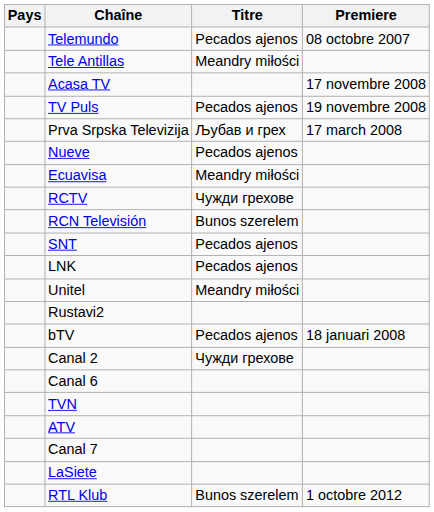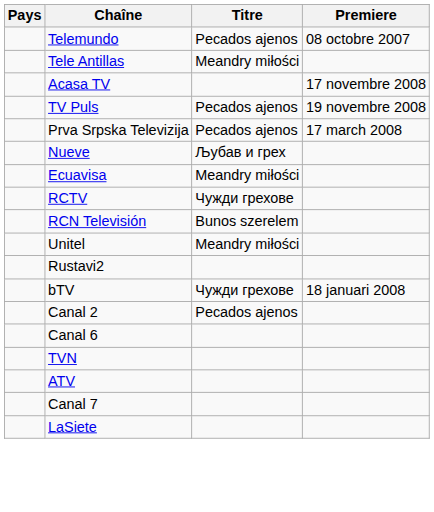(240, 130) Љубав и грех -> (247, 130) Pecados ajenos
(247, 152) Pecados ajenos -> (240, 152) Љубав и грех
- row: (62, 244)
- row: (62, 267)
(247, 335) Pecados ajenos -> (245, 289) Чужди грехове
(245, 358) Чужди грехове -> (247, 312) Pecados ajenos
- row: (78, 495)
